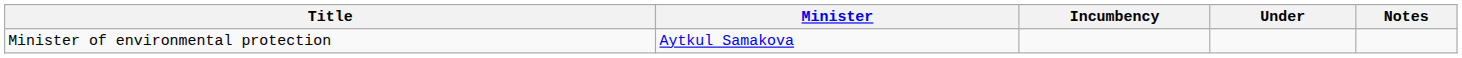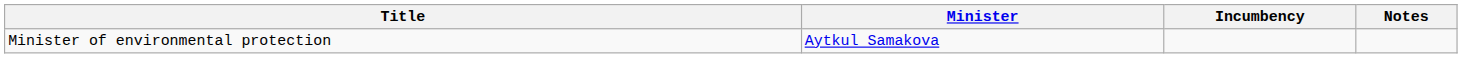- column: (1283, 17)
